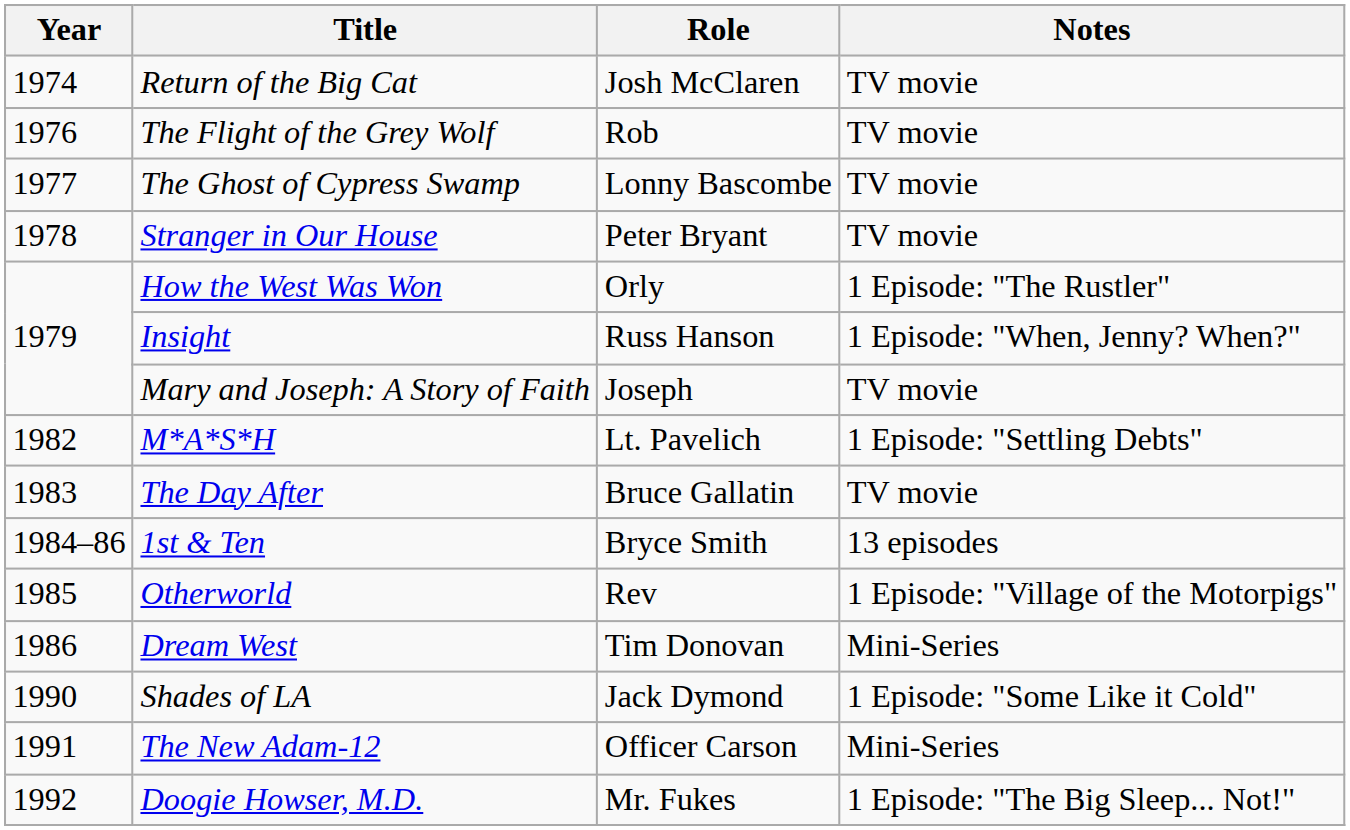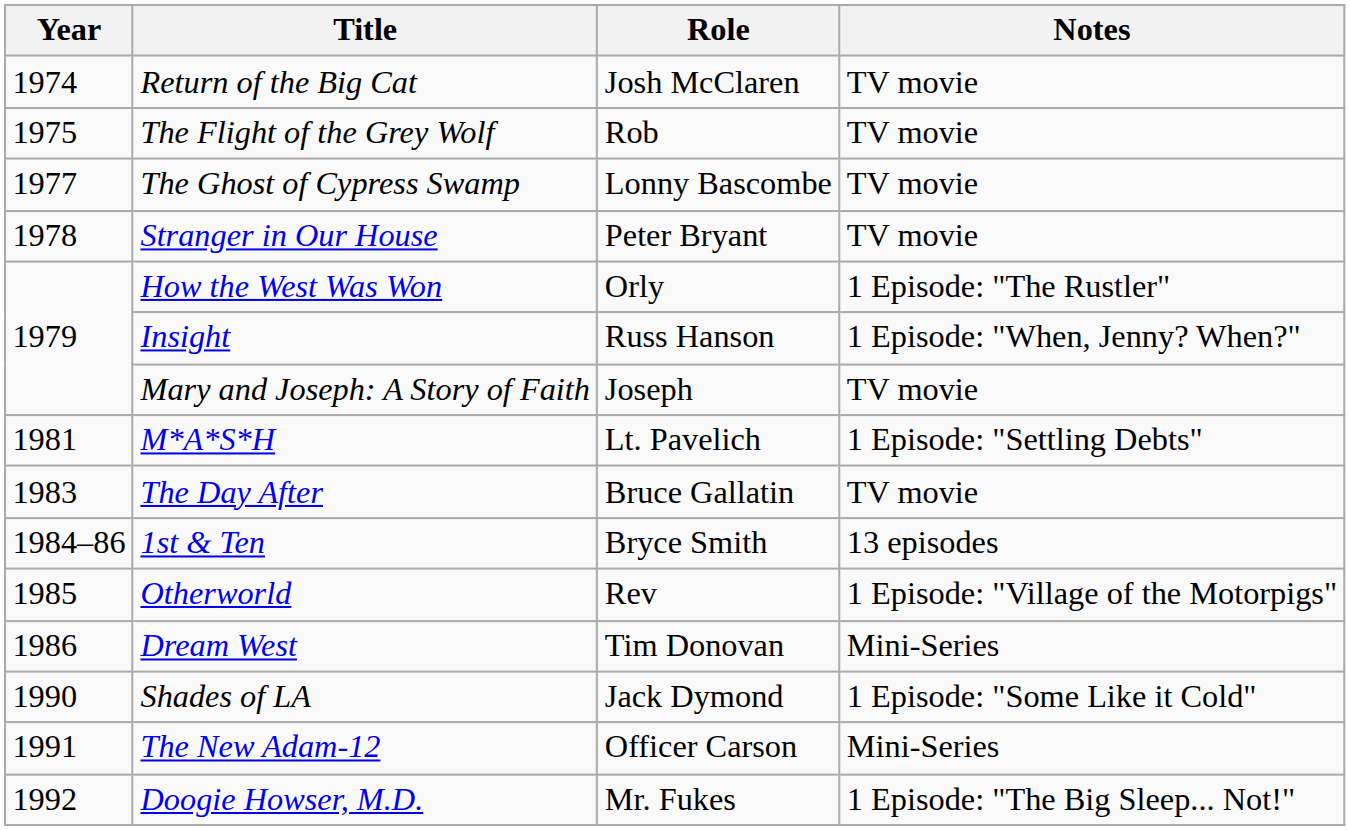(45, 132) 1976 -> (45, 132) 1975
(45, 440) 1982 -> (45, 440) 1981
